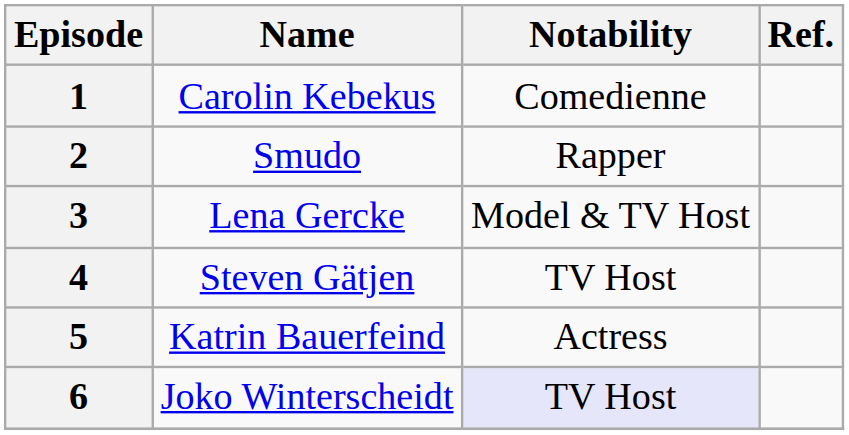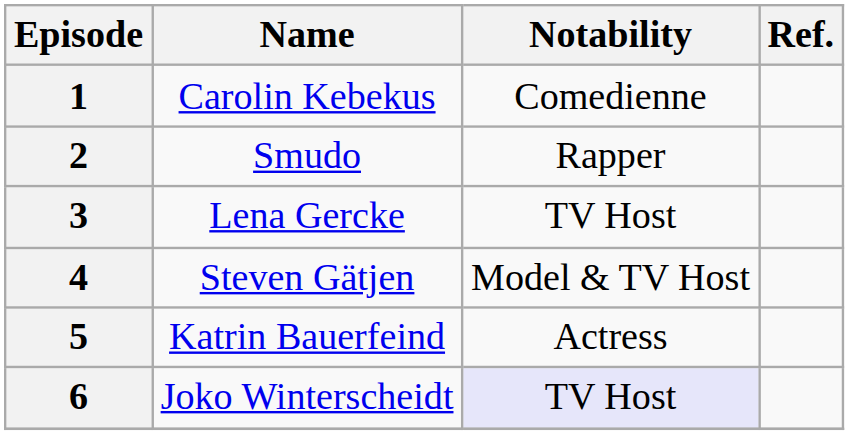(611, 215) Model & TV Host -> (611, 215) TV Host
(611, 276) TV Host -> (611, 276) Model & TV Host
